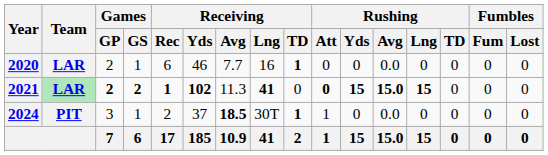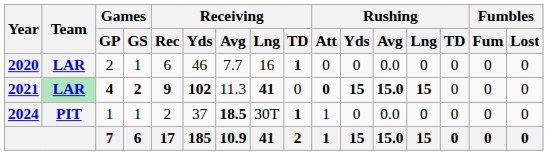(110, 89) 2 -> (110, 89) 4
(167, 89) 1 -> (167, 89) 9
(110, 114) 3 -> (110, 114) 1
